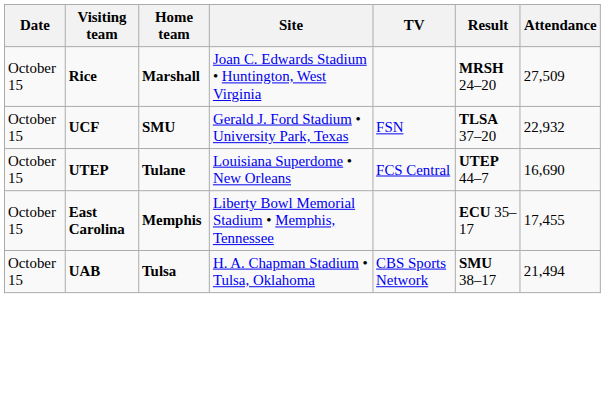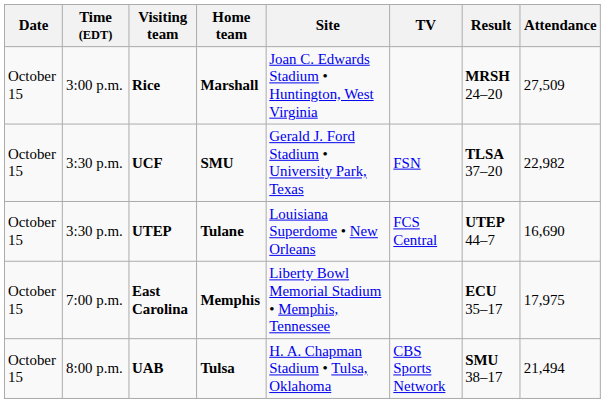+ column: (96, 25)
(544, 127) 22,932 -> (544, 163) 22,982
(544, 221) 17,455 -> (544, 300) 17,975
